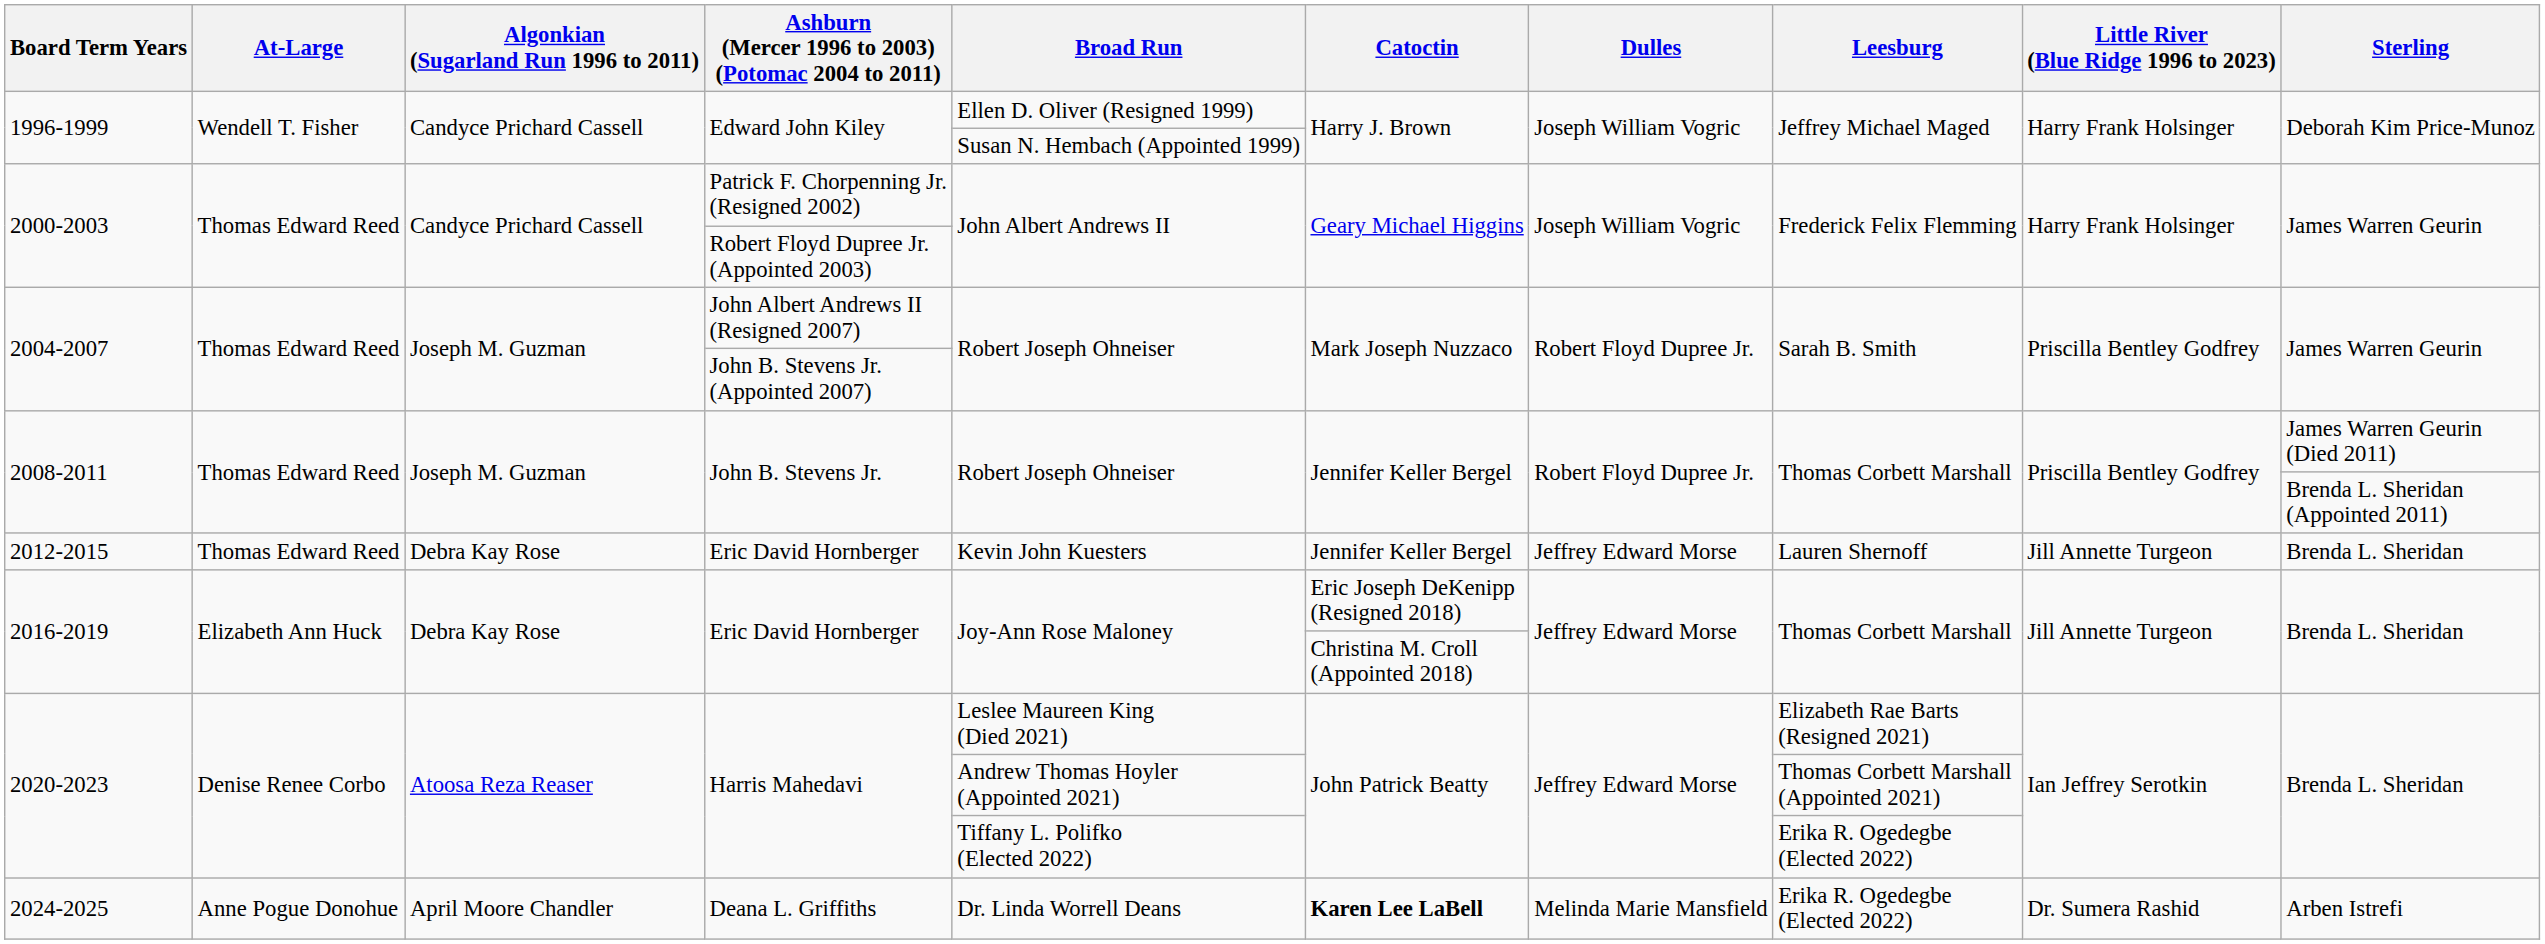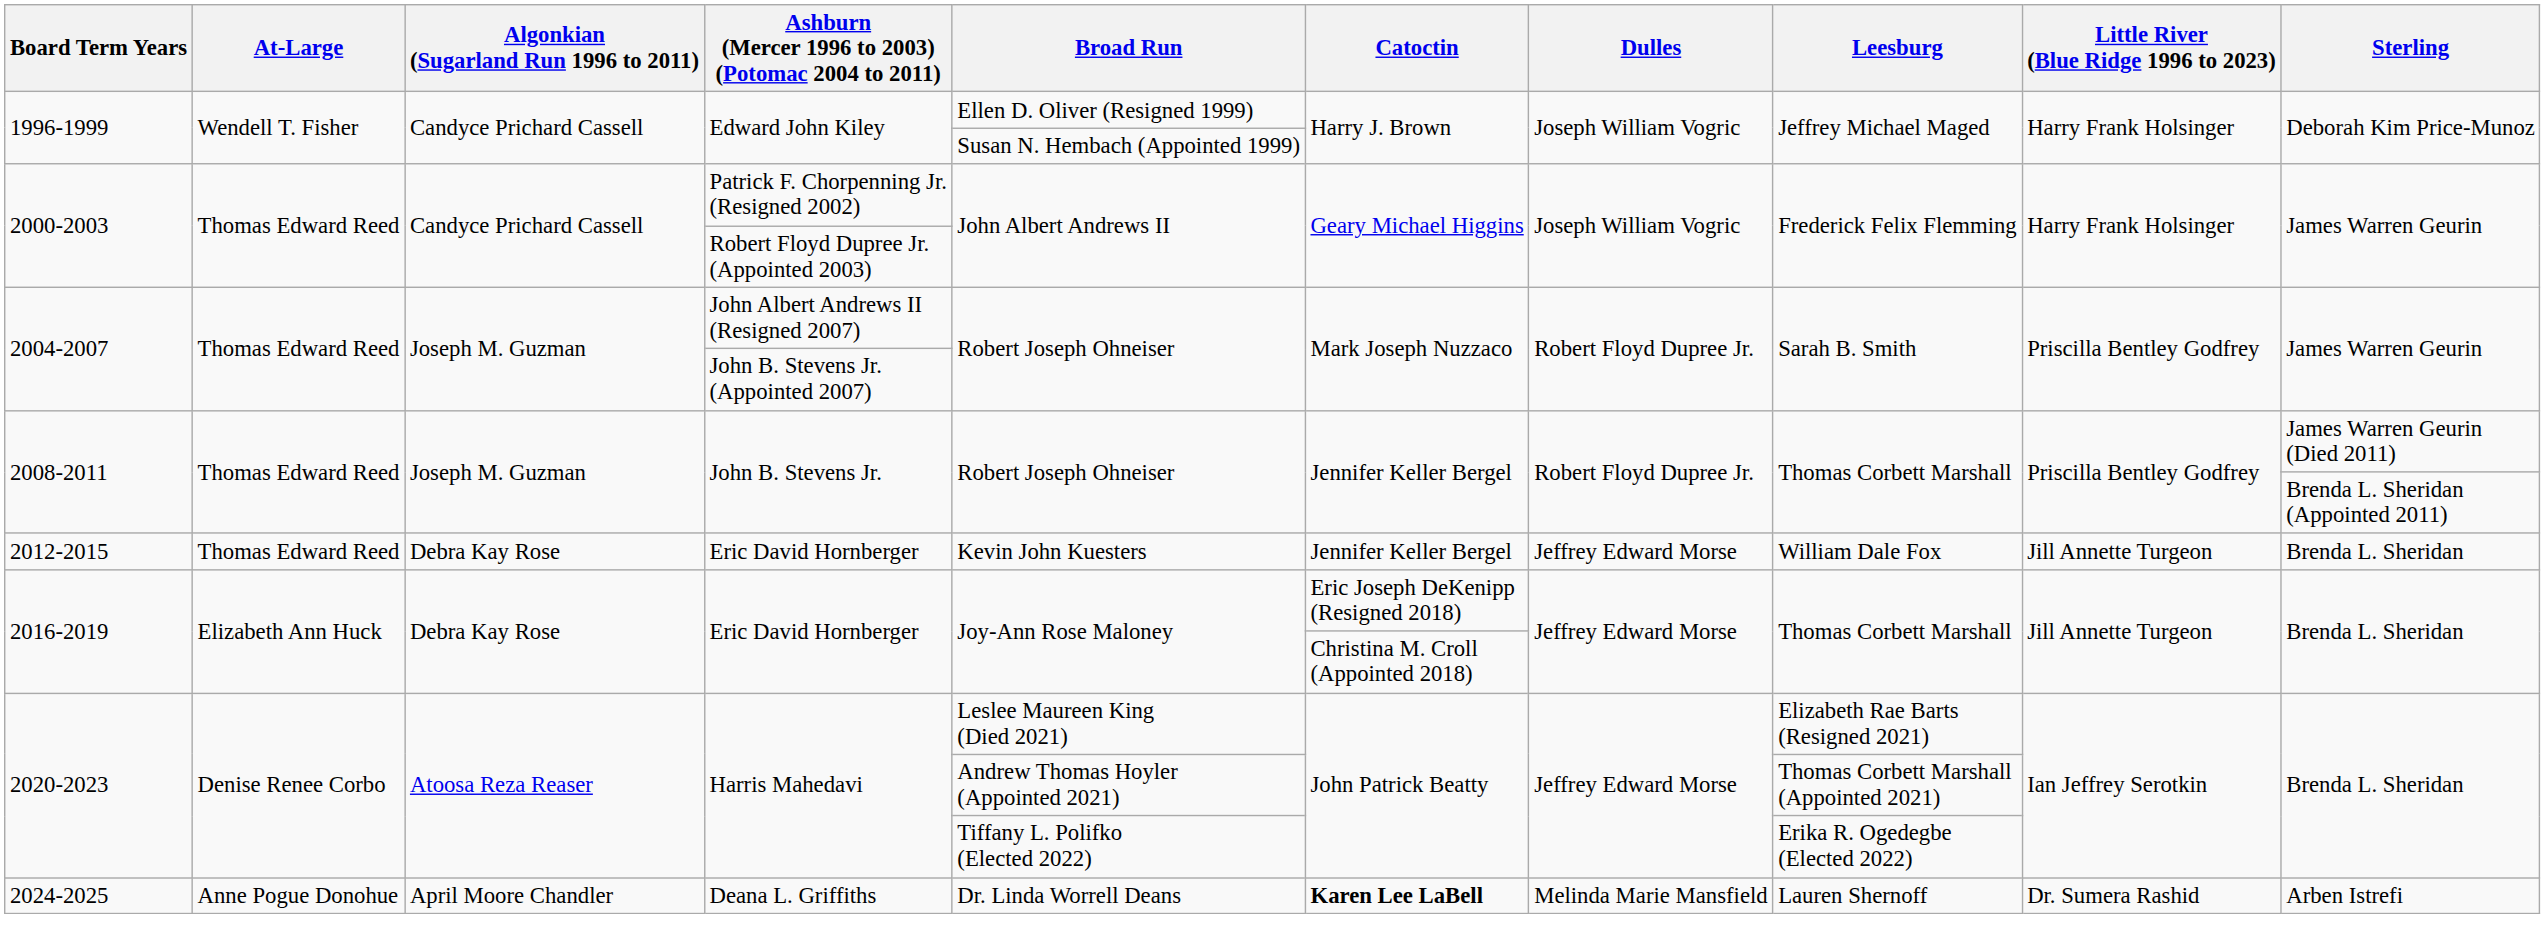(1853, 551) Lauren Shernoff -> (1860, 551) William Dale Fox
(1865, 908) Erika R. Ogedegbe (Elected 2022) -> (1853, 895) Lauren Shernoff
